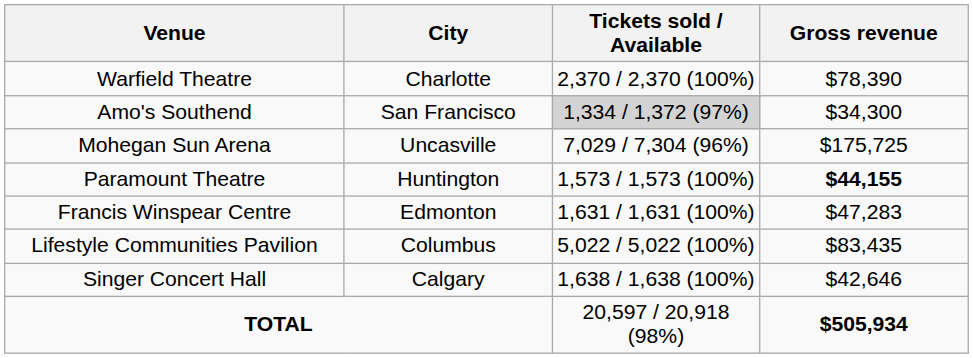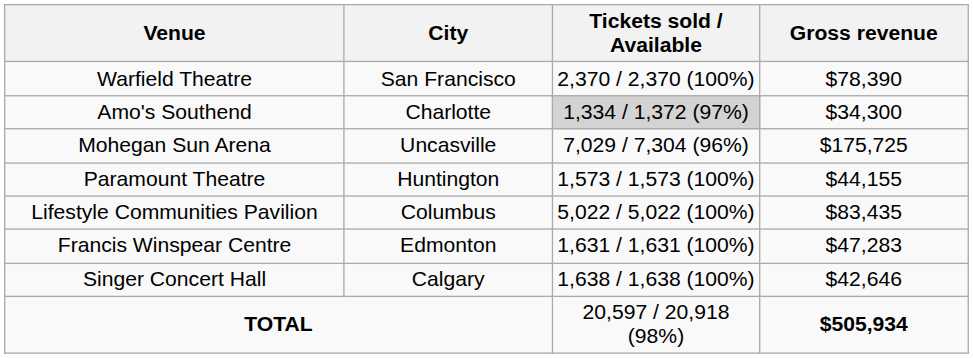(448, 78) Charlotte -> (448, 78) San Francisco
(448, 111) San Francisco -> (448, 111) Charlotte
(864, 178) bold -> (864, 178) normal
rows swapped: (175, 245) <-> (175, 212)
